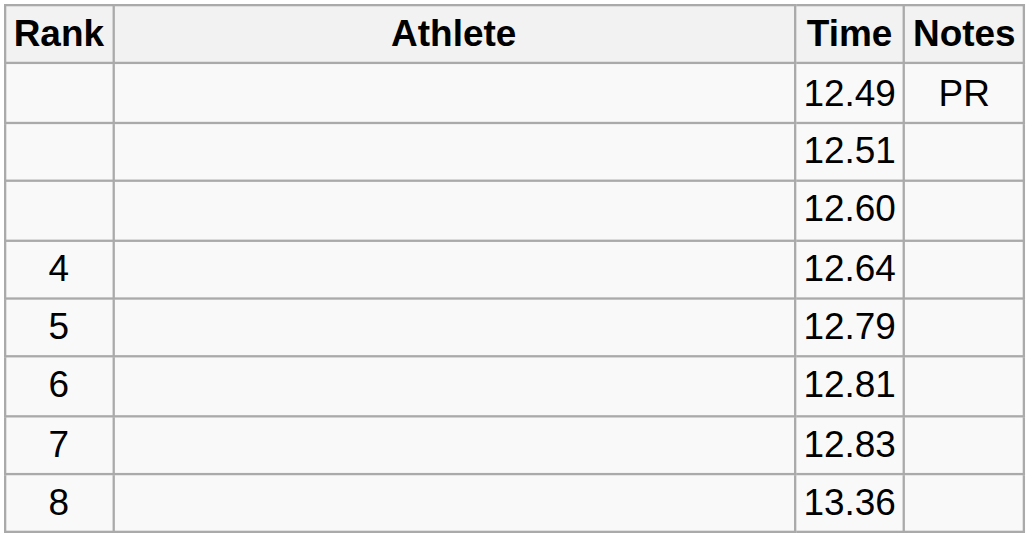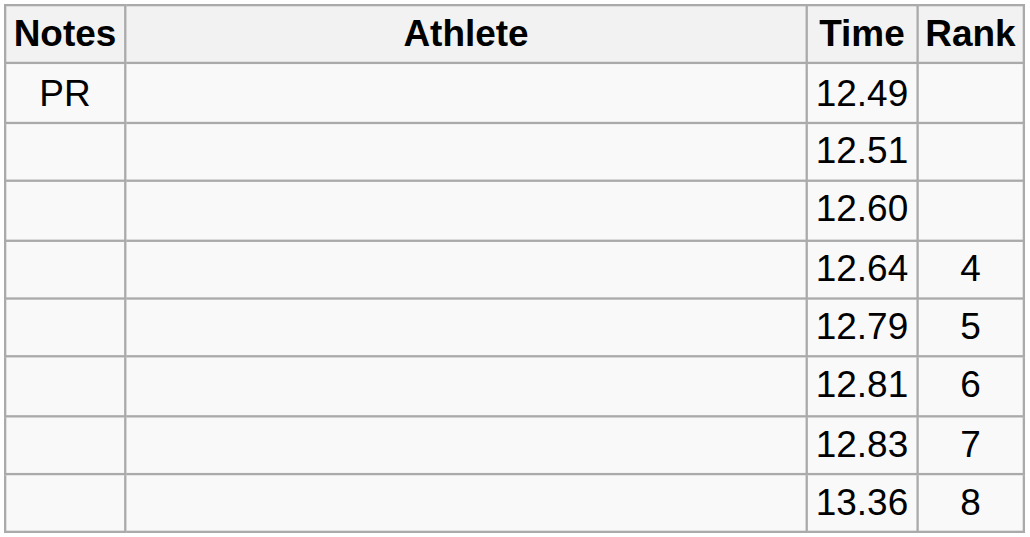columns swapped: (59, 33) <-> (964, 33)
